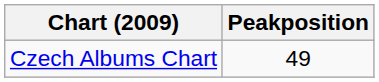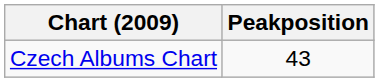(298, 58) 49 -> (298, 58) 43
